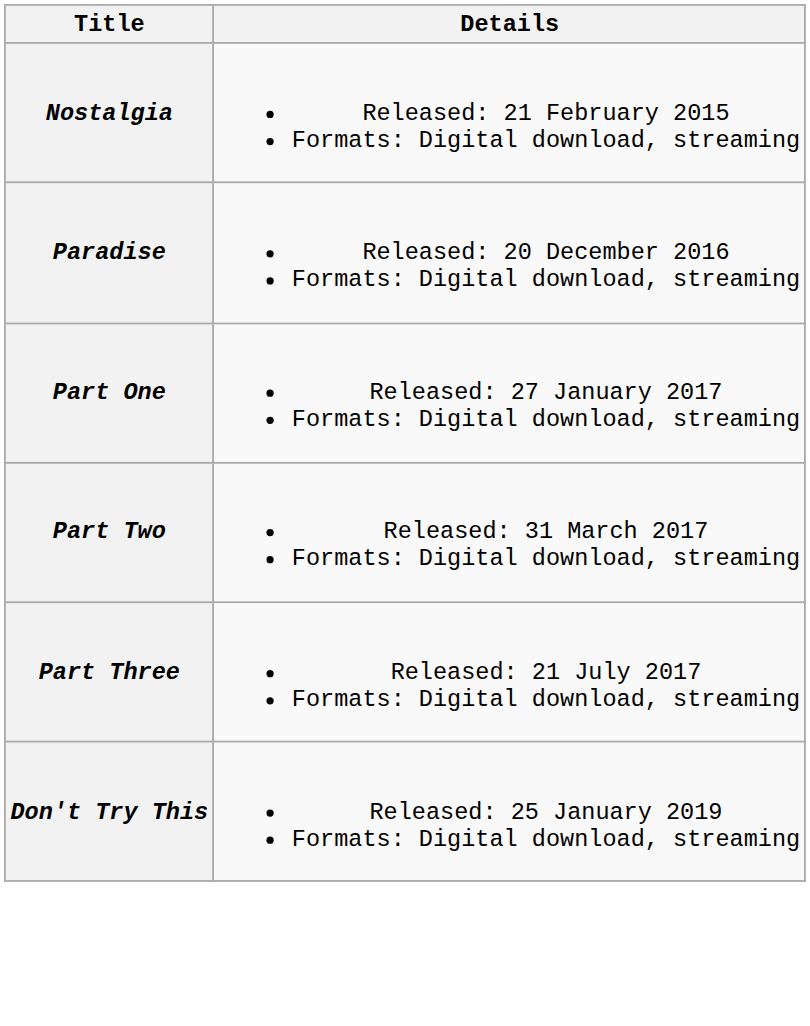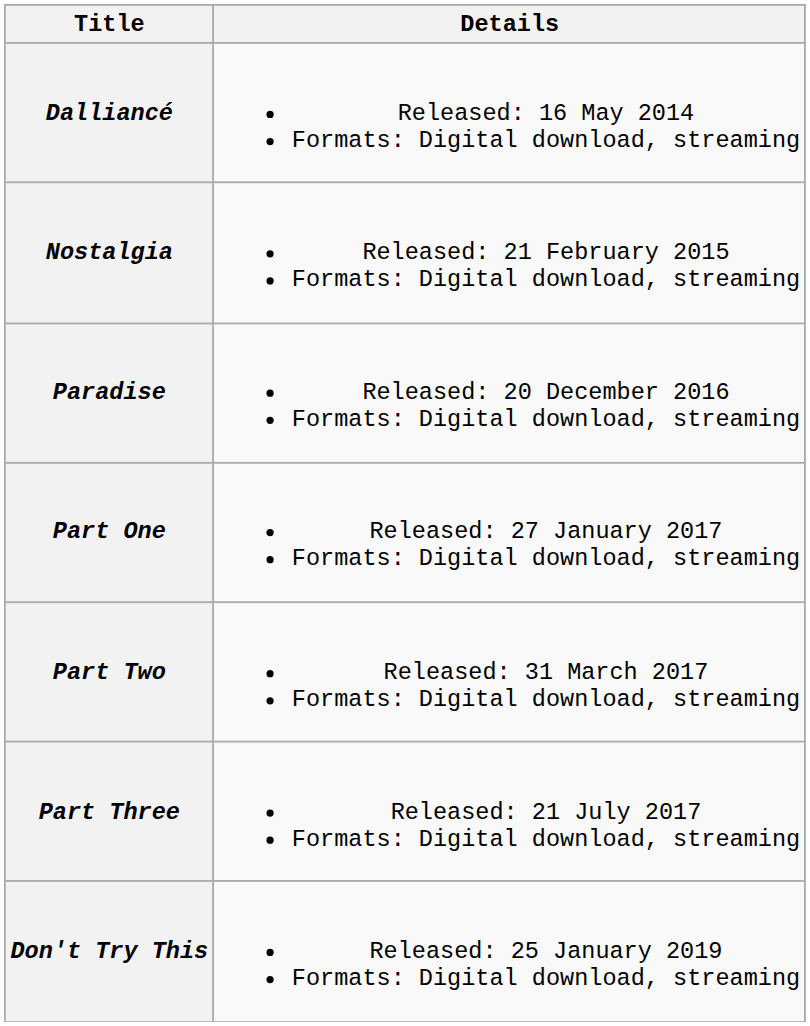+ row: (109, 113)
